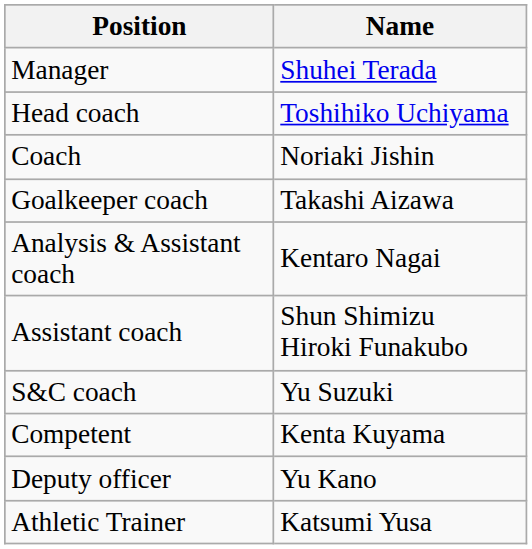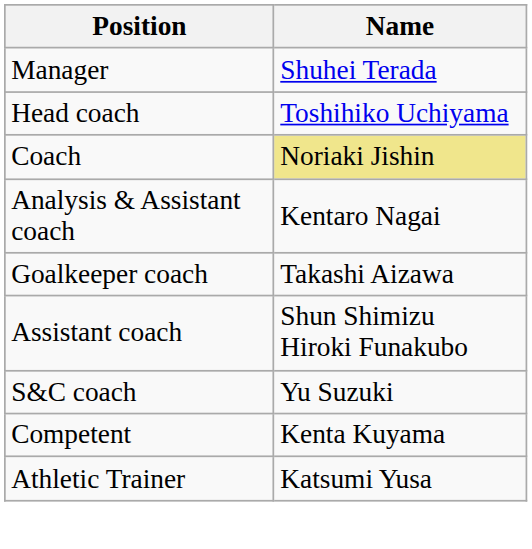(357, 156) no background -> (357, 156) khaki background
rows swapped: (110, 199) <-> (126, 258)
- row: (91, 478)
